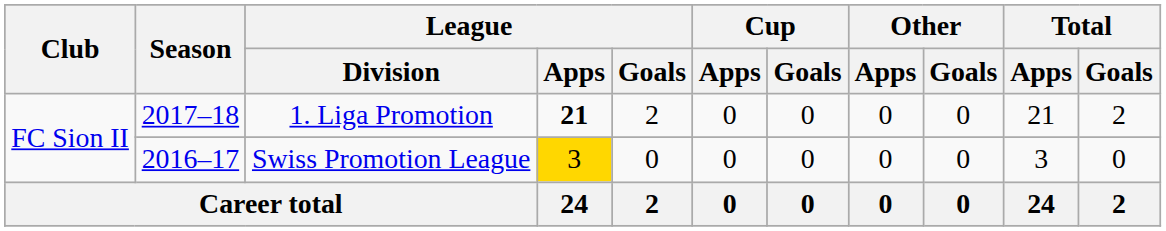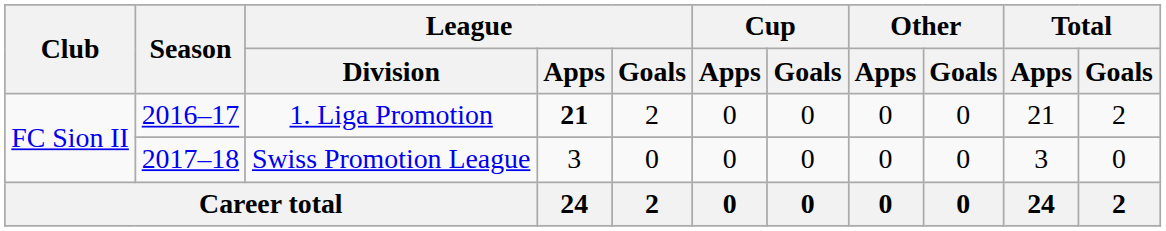(190, 114) 2017–18 -> (190, 114) 2016–17
(190, 159) 2016–17 -> (190, 159) 2017–18
(574, 159) gold background -> (574, 159) no background
